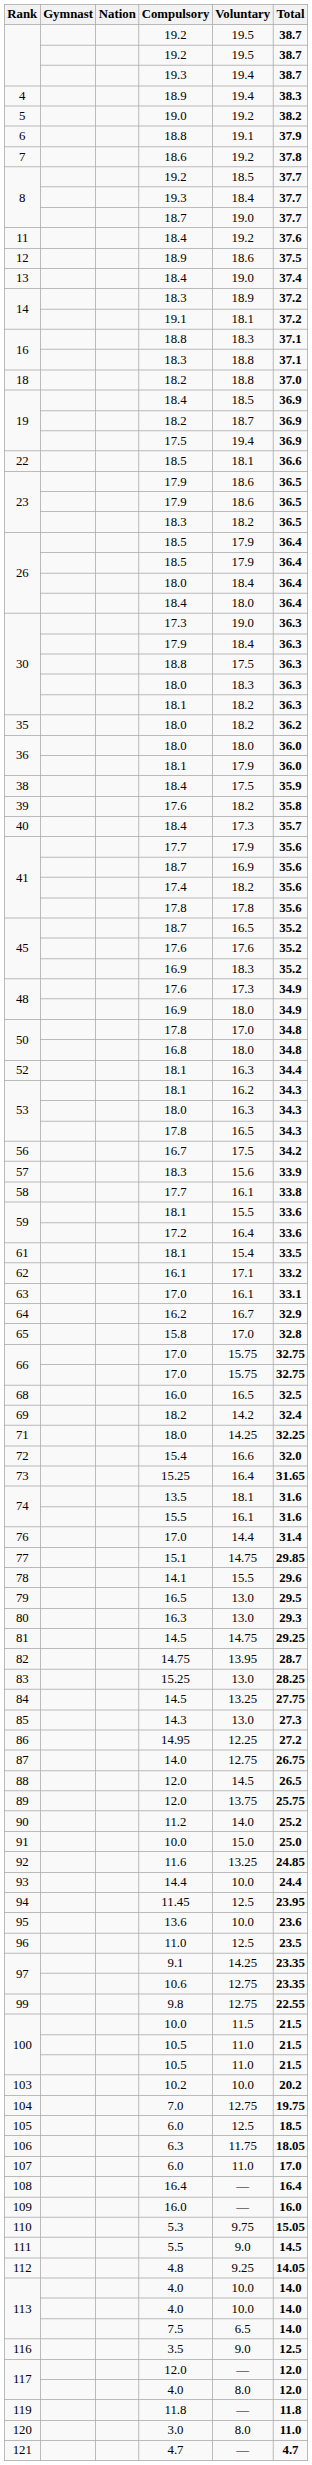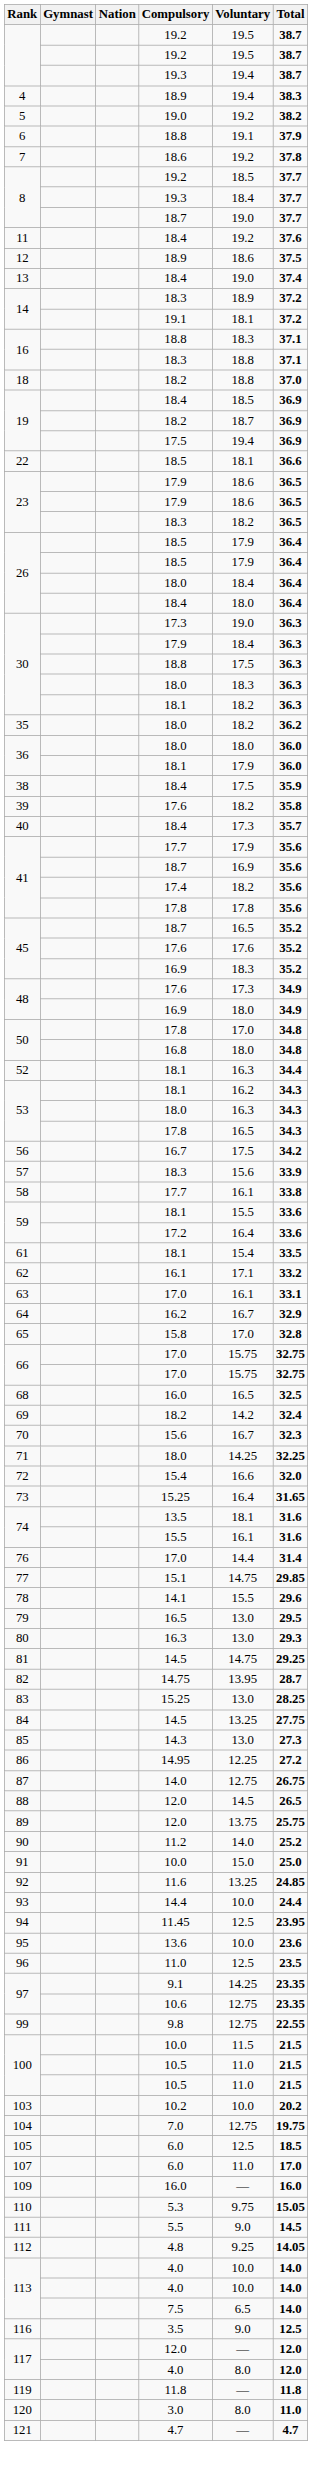+ row: (22, 1435)
- row: (22, 2146)
- row: (22, 2186)
